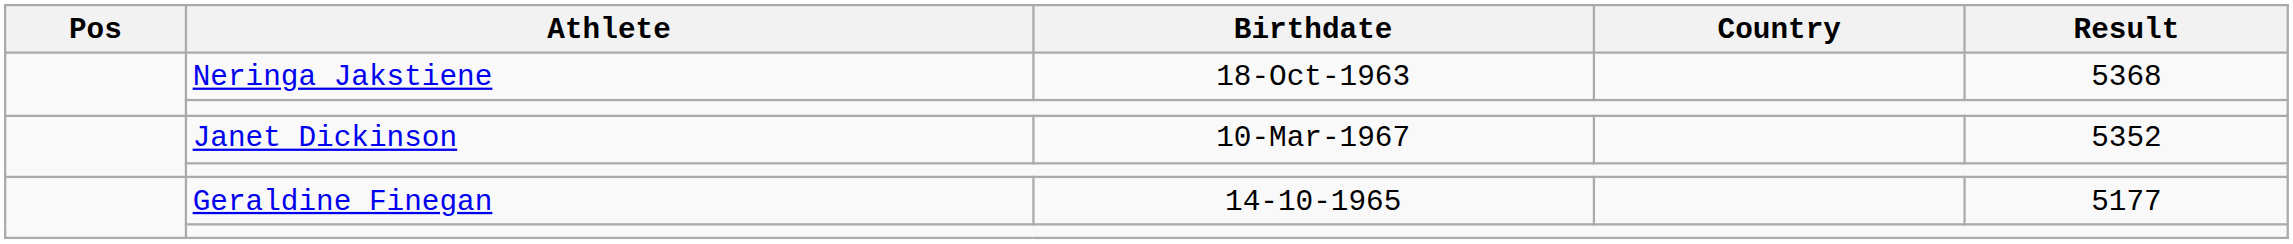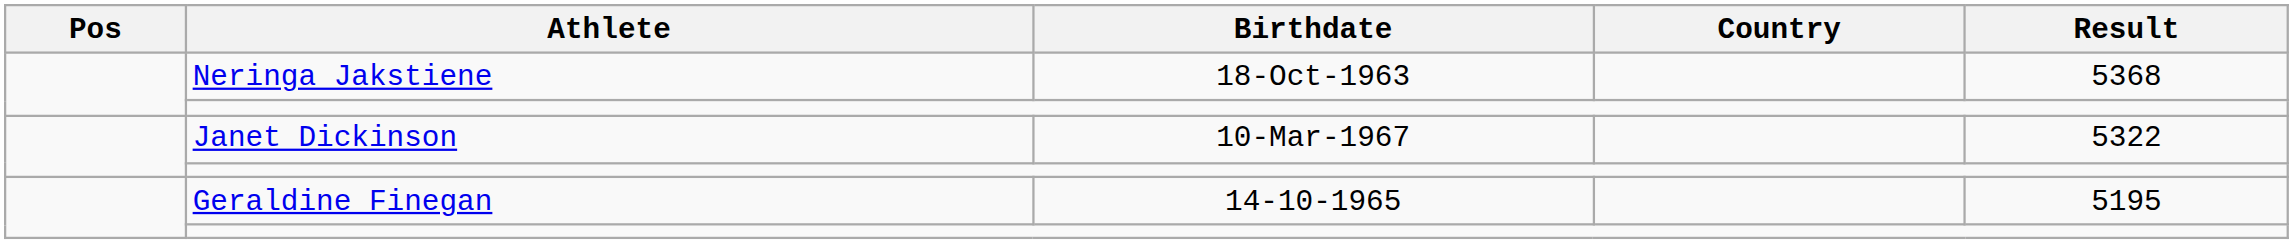(2126, 139) 5352 -> (2126, 139) 5322
(2126, 201) 5177 -> (2126, 201) 5195
